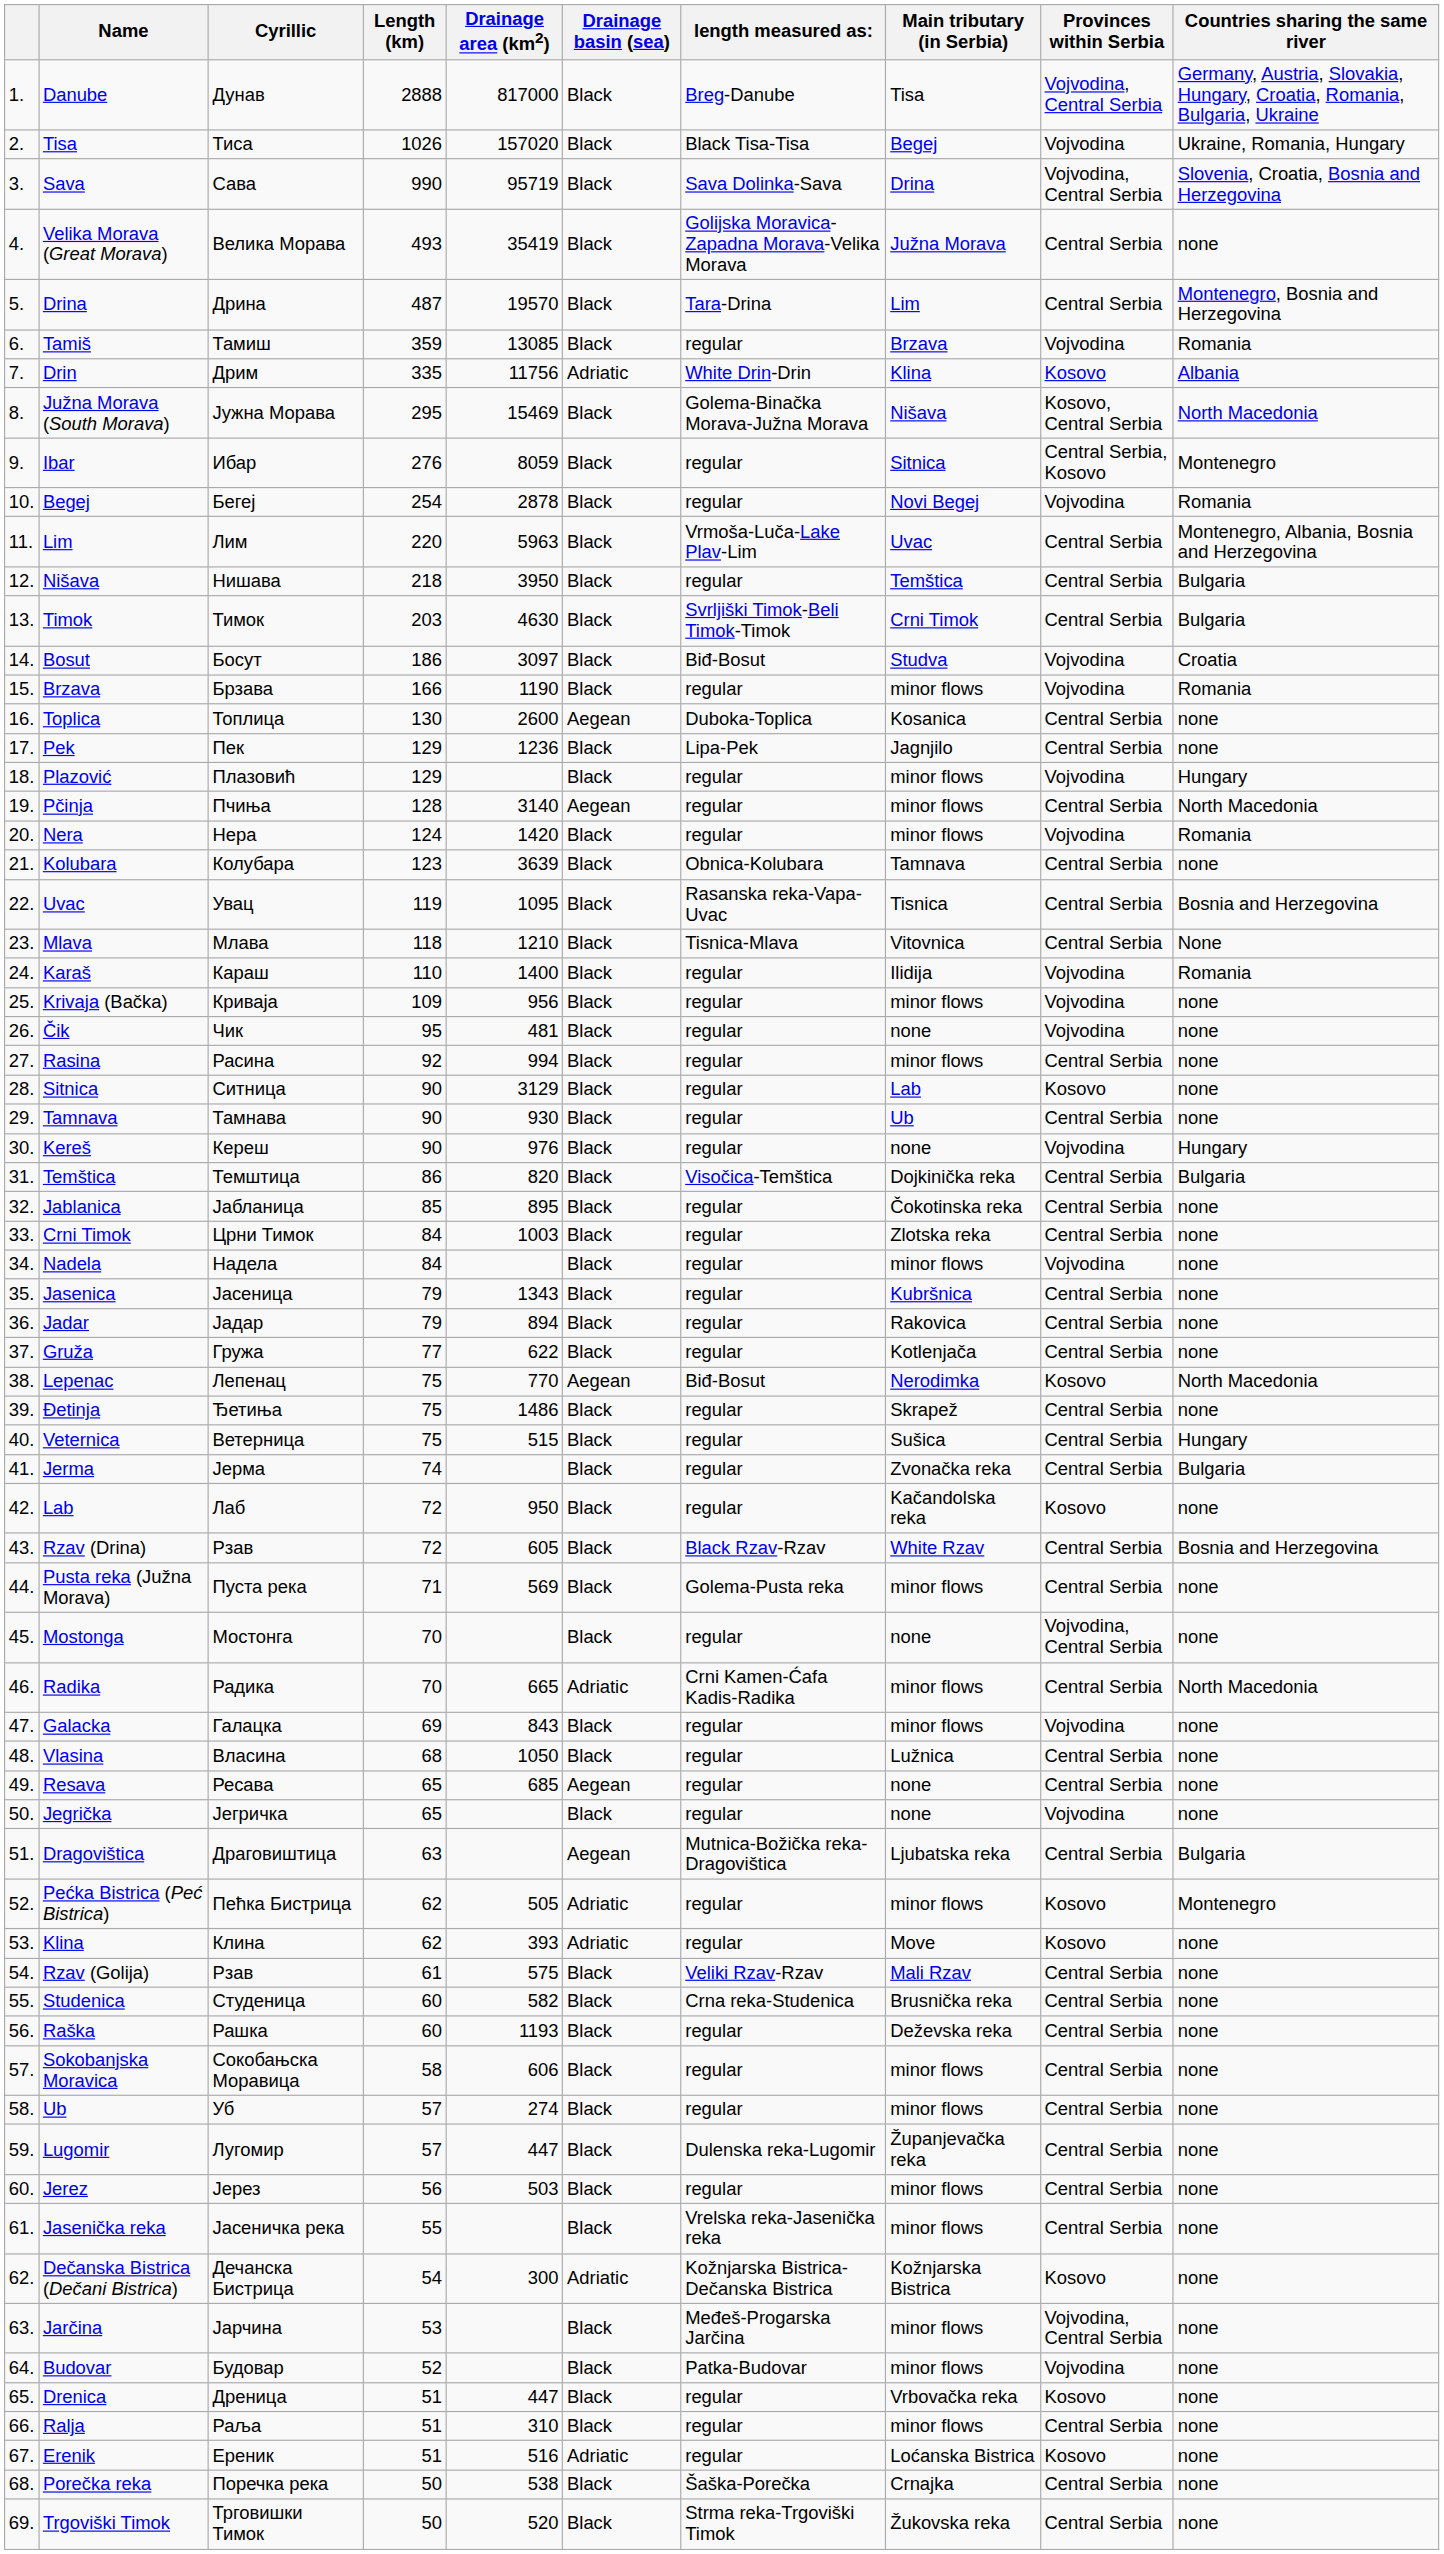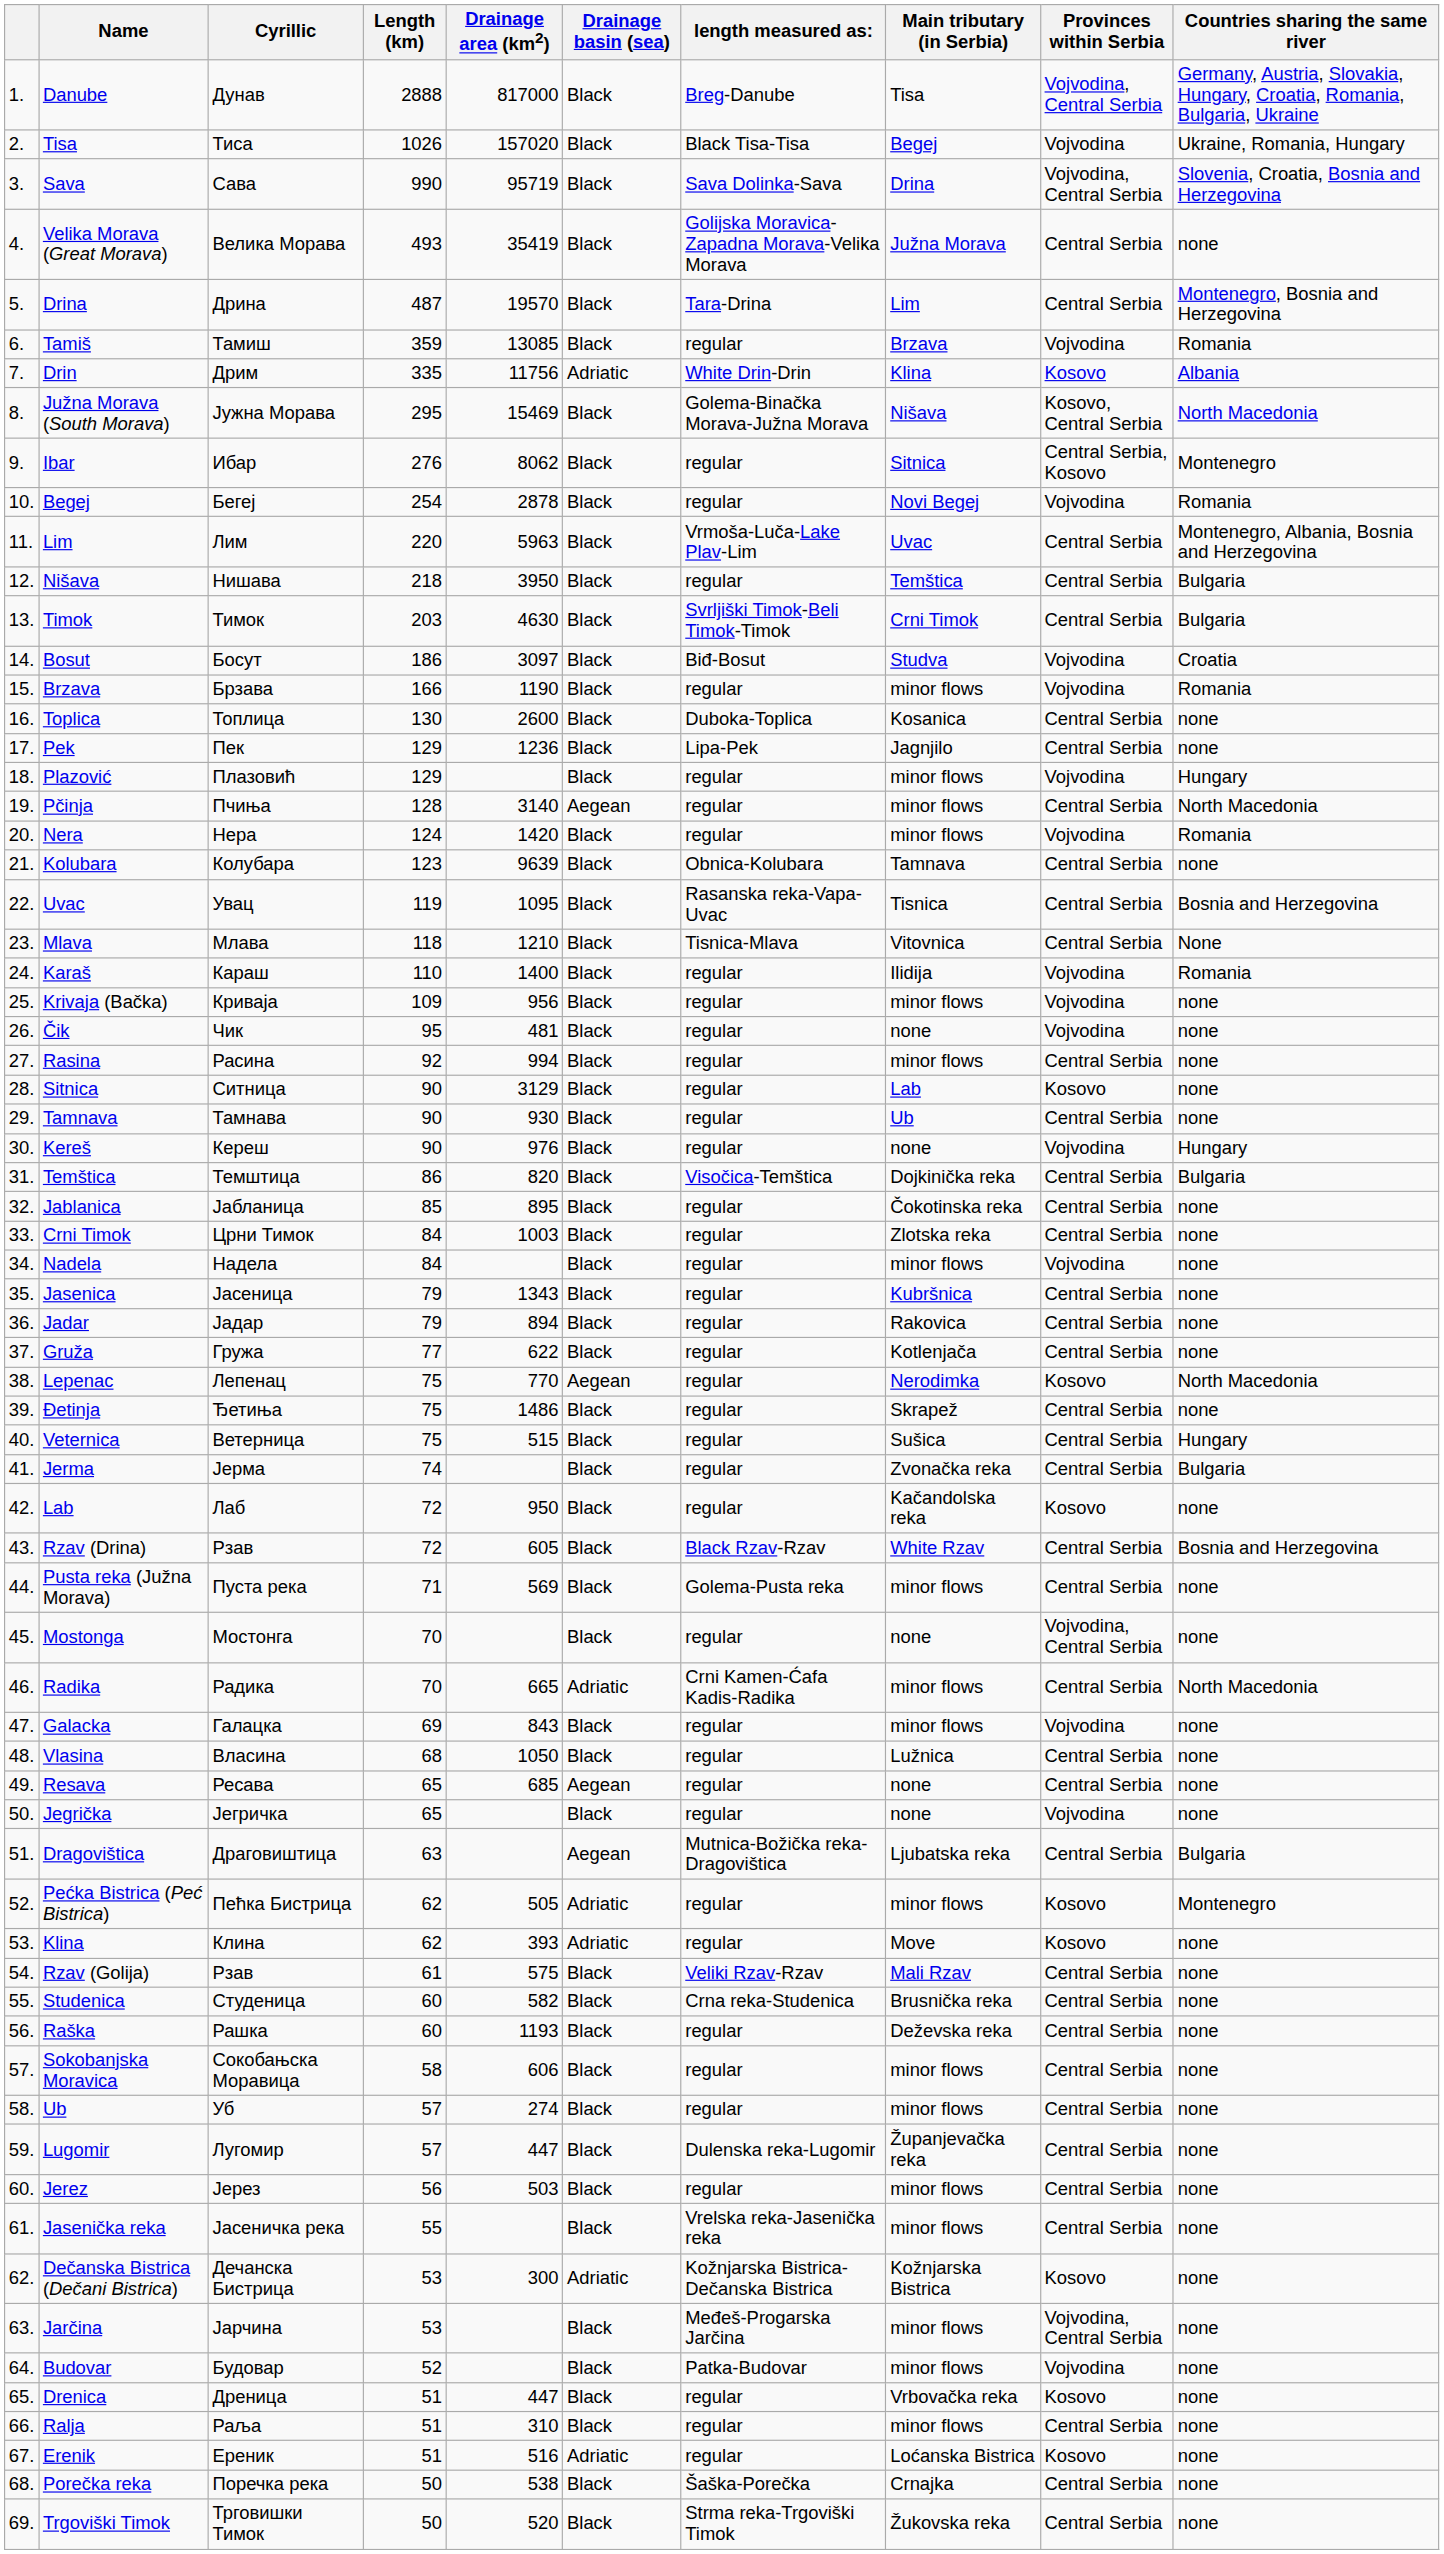(538, 462) 8059 -> (538, 462) 8062
(599, 718) Aegean -> (590, 718) Black
(538, 864) 3639 -> (538, 864) 9639
(725, 1381) Biđ-Bosut -> (714, 1381) regular
(432, 2278) 54 -> (432, 2278) 53
